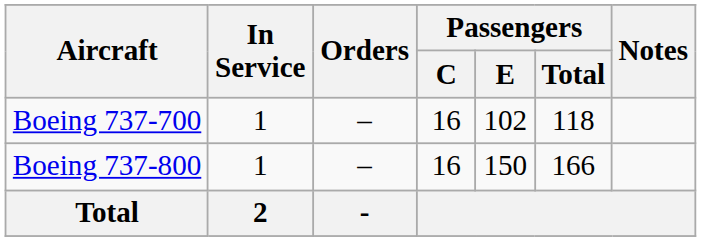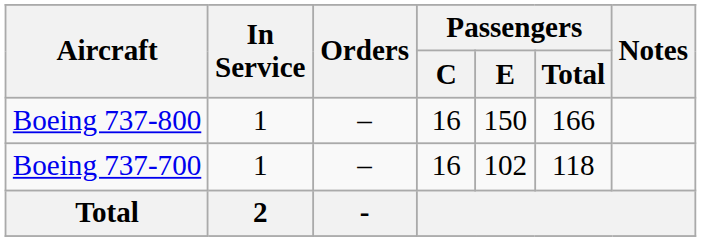rows swapped: (107, 166) <-> (107, 119)
